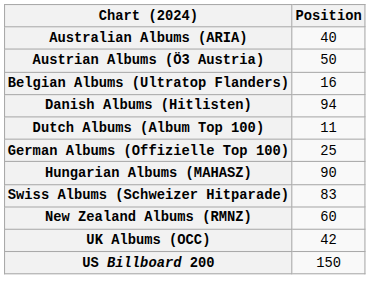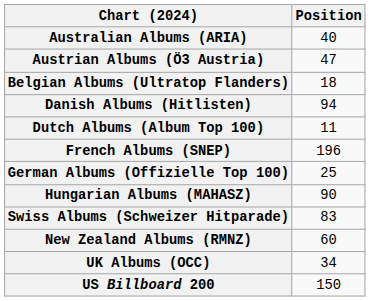(329, 61) 50 -> (329, 61) 47
(329, 83) 16 -> (329, 83) 18
+ row: (148, 151)
(329, 240) 42 -> (329, 263) 34
